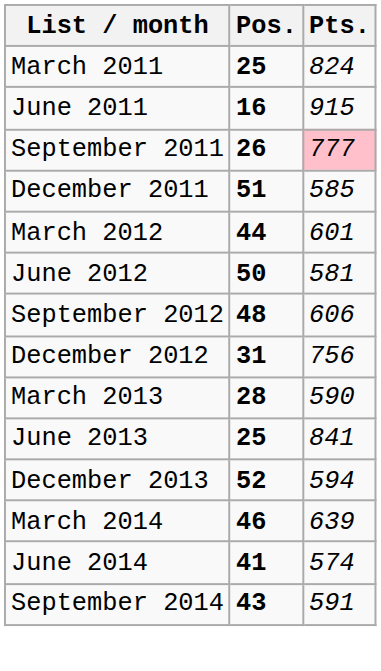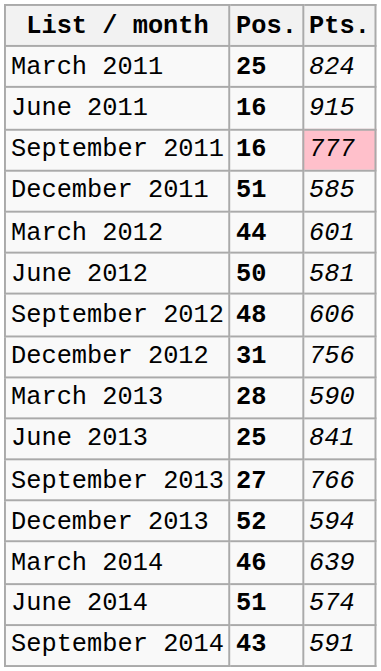(251, 150) 26 -> (251, 150) 16
+ row: (117, 480)
(251, 563) 41 -> (251, 604) 51
